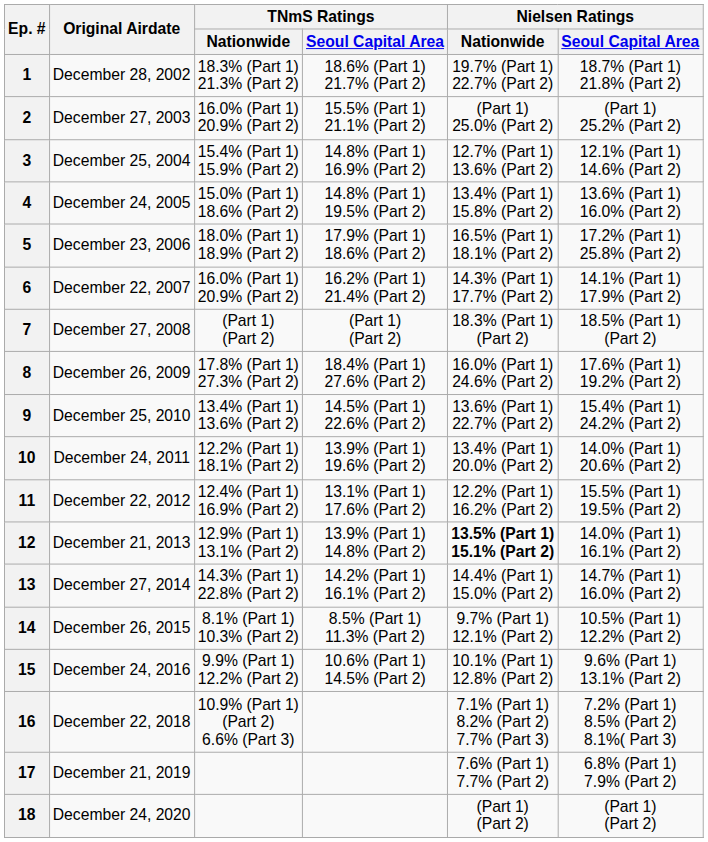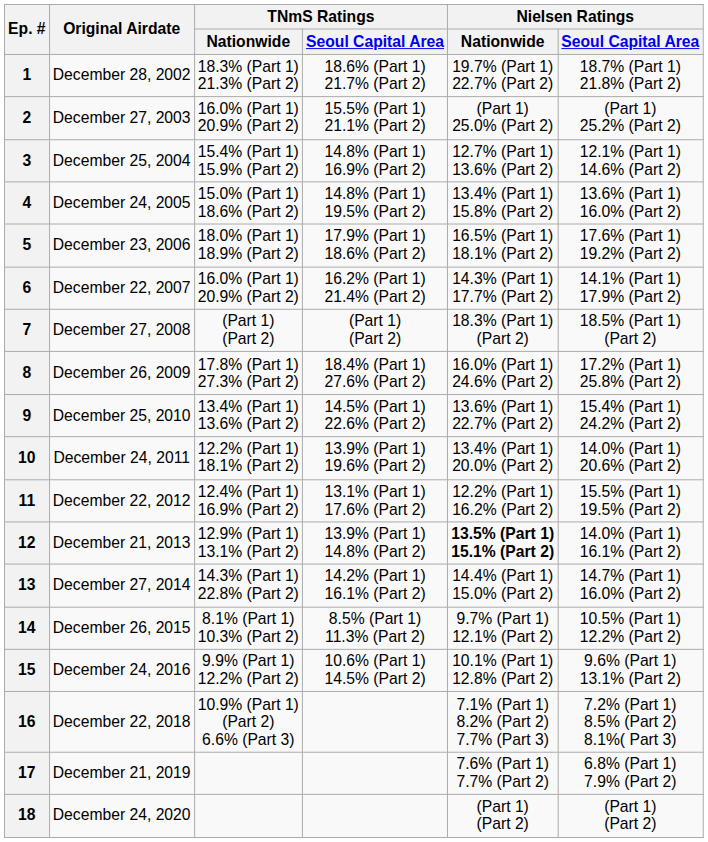(630, 245) 17.2% (Part 1) 25.8% (Part 2) -> (630, 245) 17.6% (Part 1) 19.2% (Part 2)
(630, 373) 17.6% (Part 1) 19.2% (Part 2) -> (630, 373) 17.2% (Part 1) 25.8% (Part 2)
